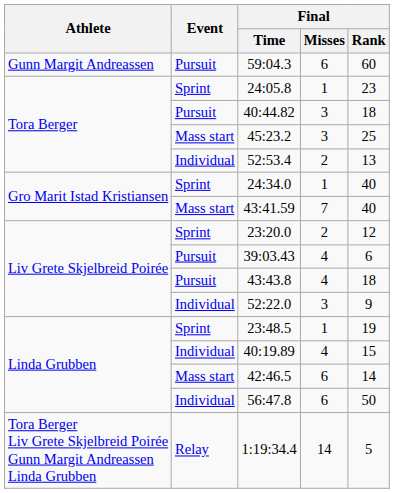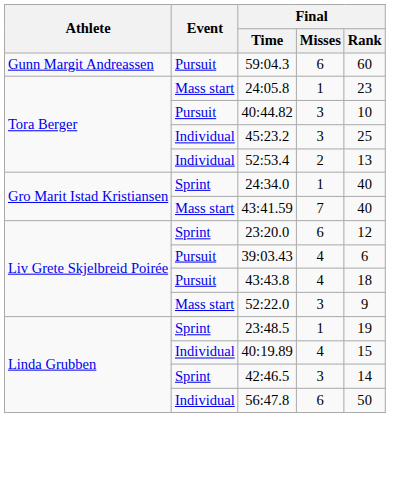(193, 88) Sprint -> (205, 88) Mass start
(369, 112) 18 -> (365, 112) 10
(205, 136) Mass start -> (205, 136) Individual
(324, 232) 2 -> (320, 232) 6
(205, 304) Individual -> (205, 304) Mass start
(205, 376) Mass start -> (193, 376) Sprint
(324, 376) 6 -> (320, 376) 3
- row: (269, 450)
